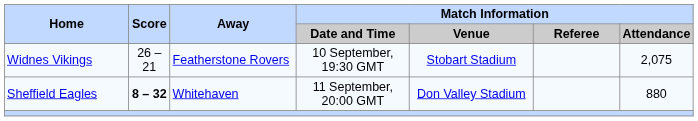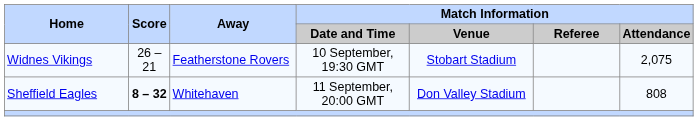(656, 93) 880 -> (656, 93) 808
